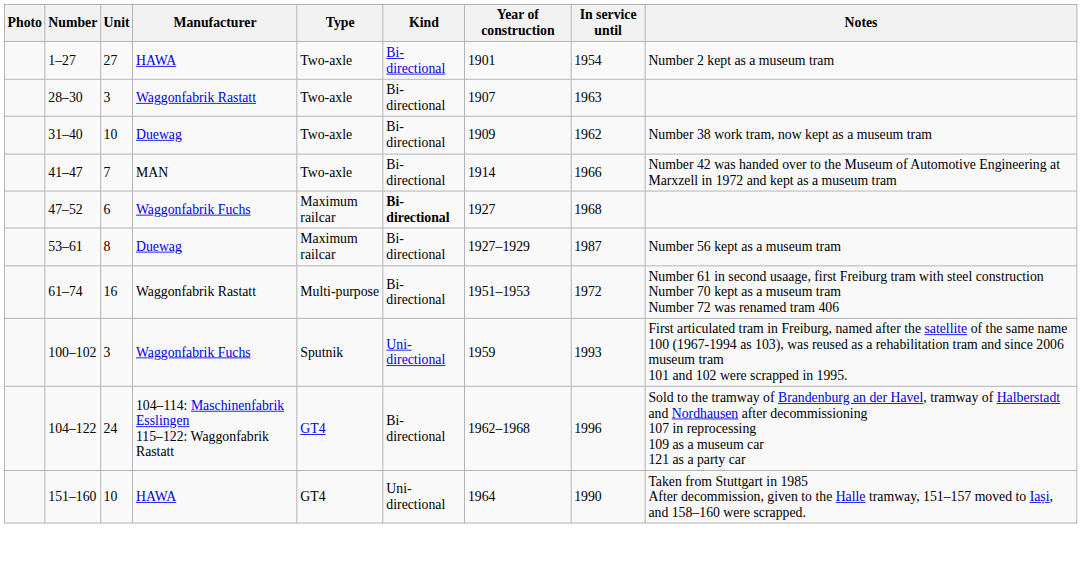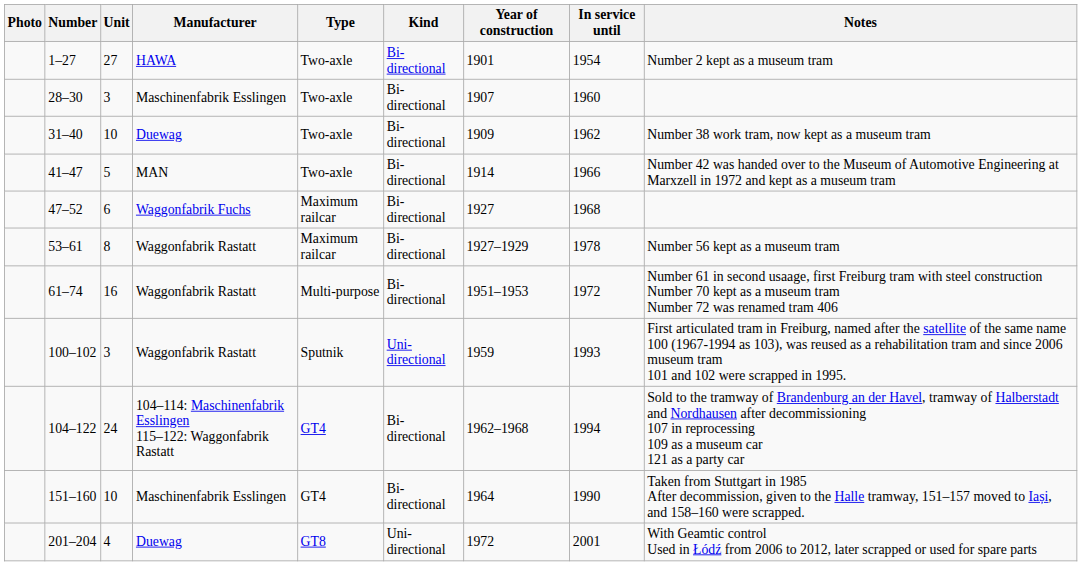(196, 97) Waggonfabrik Rastatt -> (211, 97) Maschinenfabrik Esslingen
(588, 97) 1963 -> (587, 97) 1960
(107, 172) 7 -> (107, 172) 5
(418, 209) bold -> (416, 209) normal
(159, 246) Duewag -> (196, 246) Waggonfabrik Rastatt
(588, 246) 1987 -> (587, 246) 1978
(193, 352) Waggonfabrik Fuchs -> (196, 352) Waggonfabrik Rastatt
(588, 428) 1996 -> (587, 428) 1994
(156, 496) HAWA -> (211, 496) Maschinenfabrik Esslingen
(416, 496) Uni-directional -> (416, 496) Bi-directional
+ row: (72, 541)
